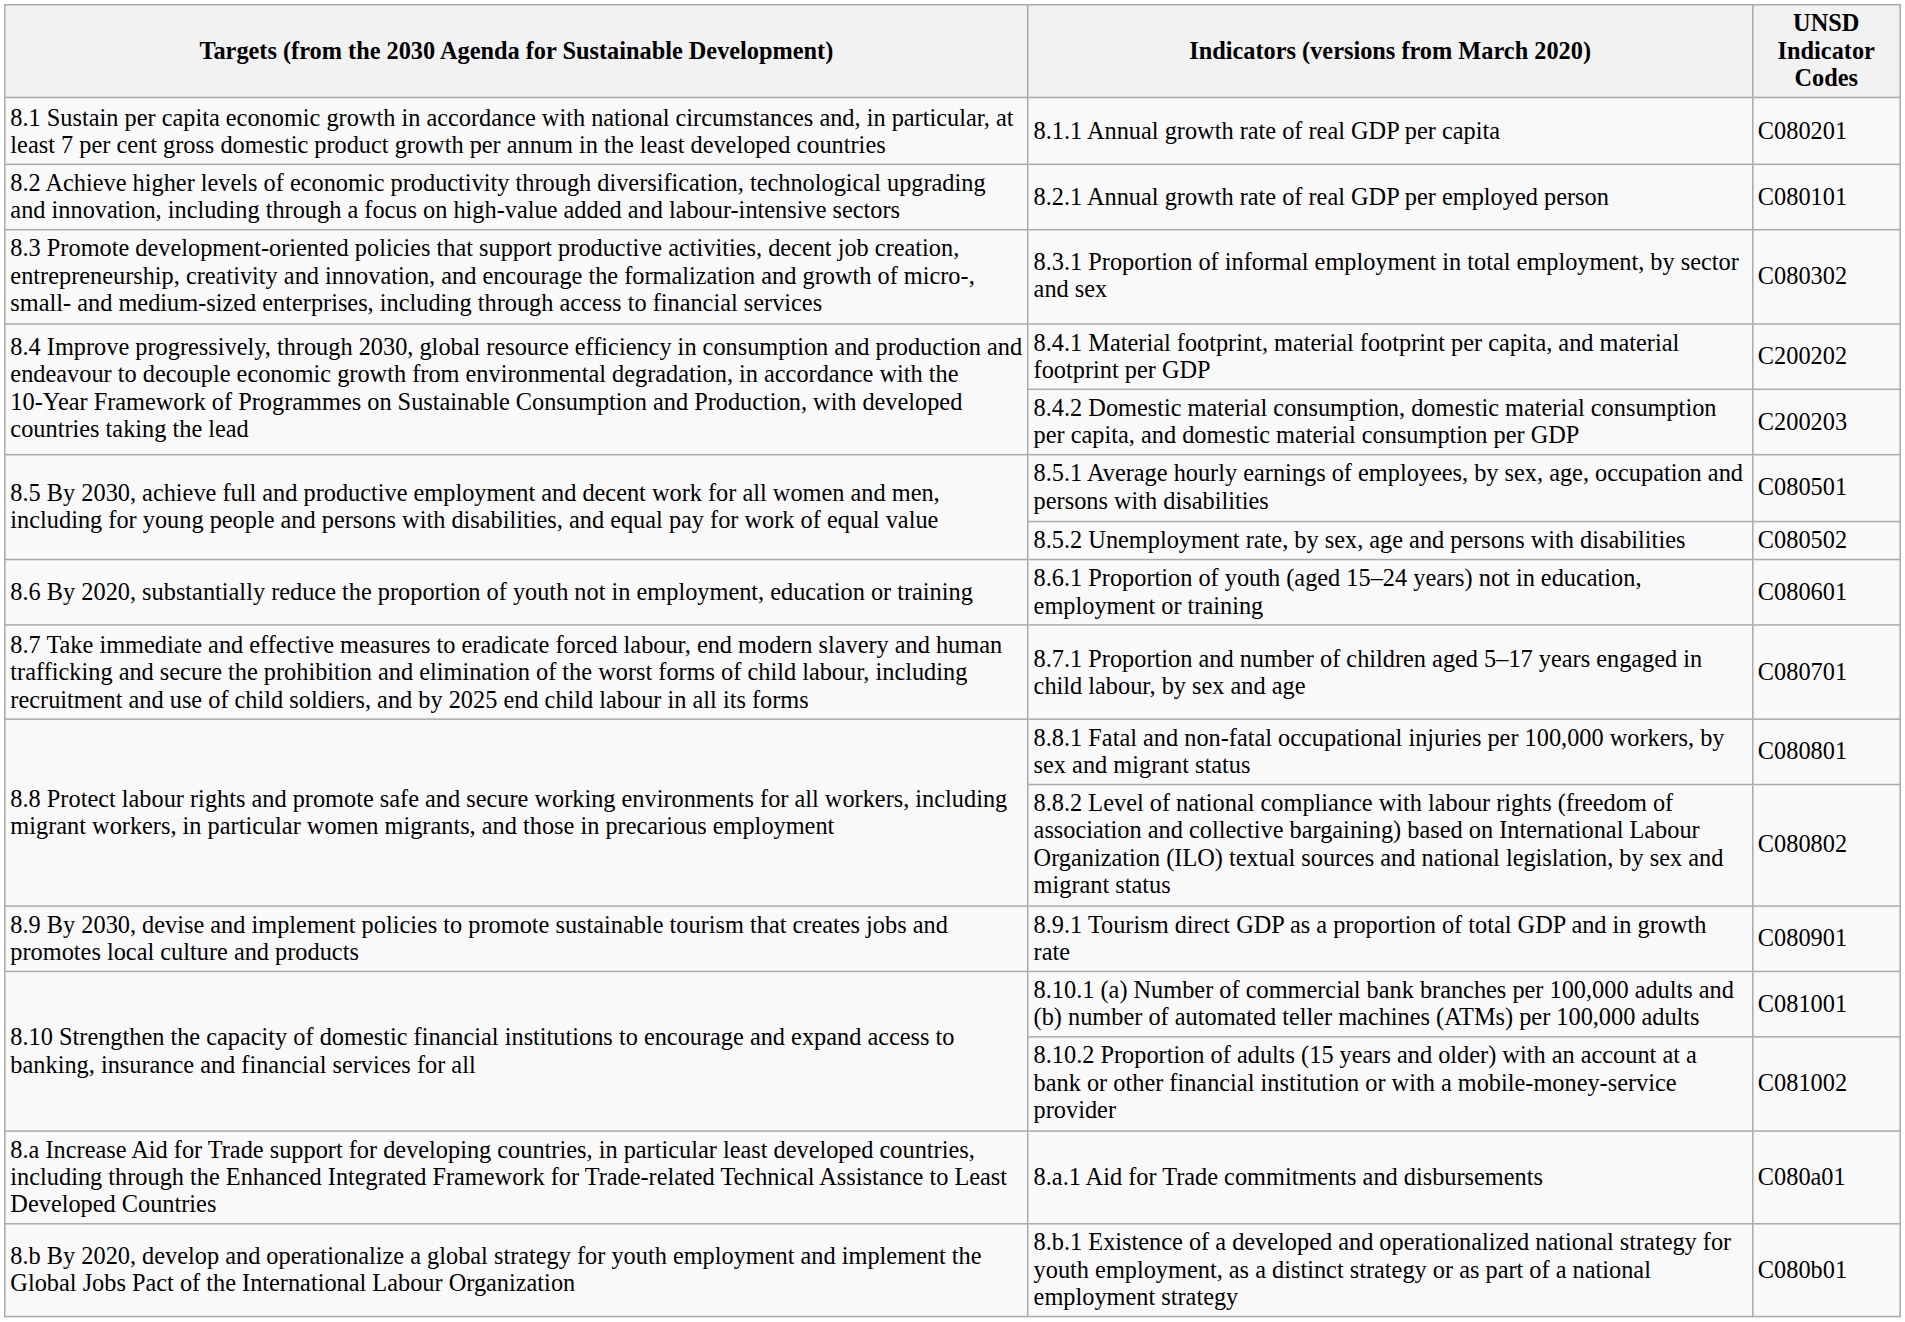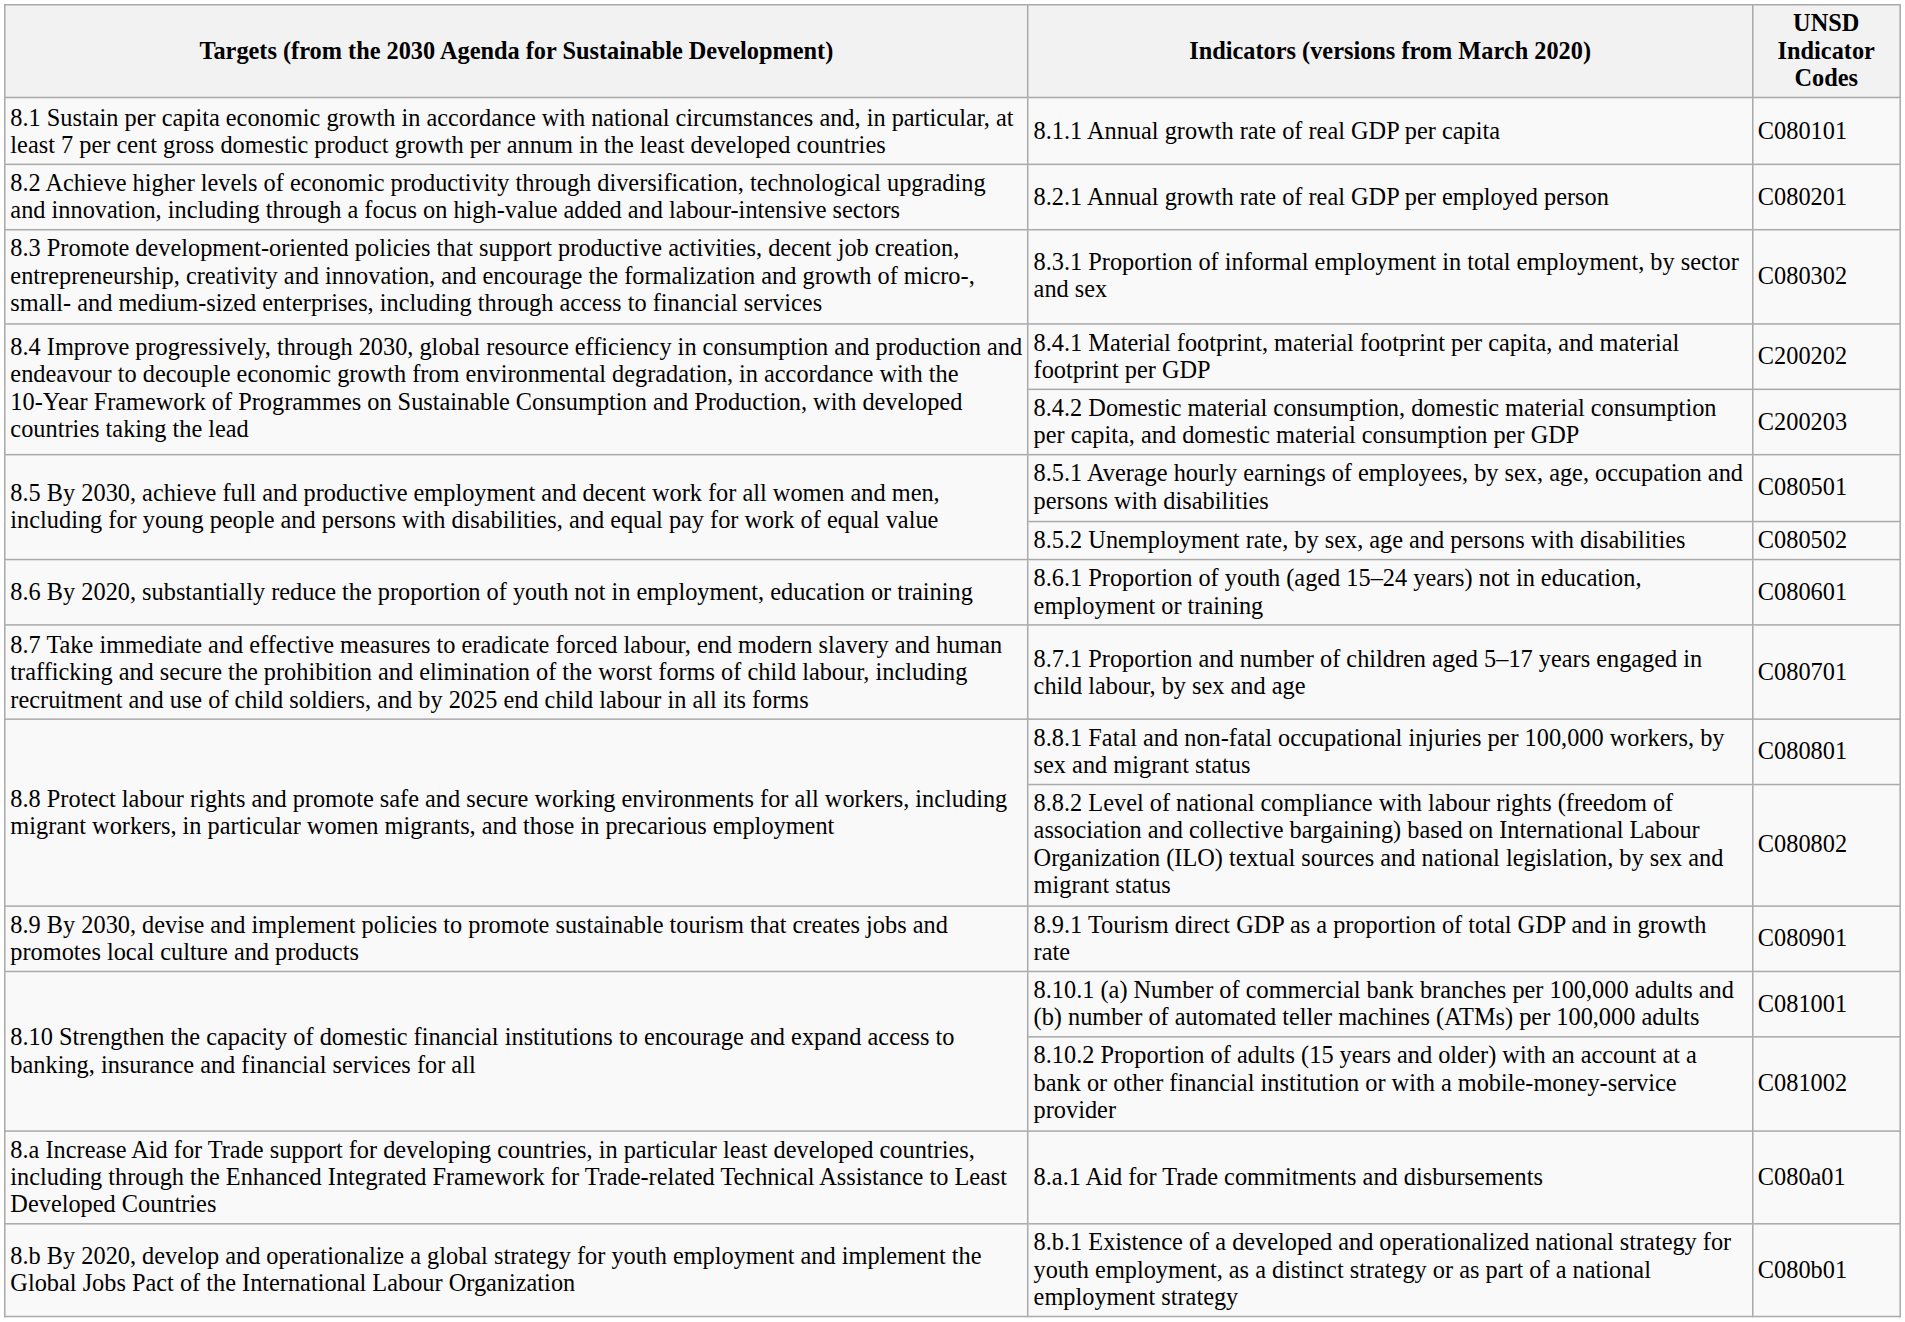(1802, 130) C080201 -> (1802, 130) C080101
(1802, 196) C080101 -> (1802, 196) C080201
